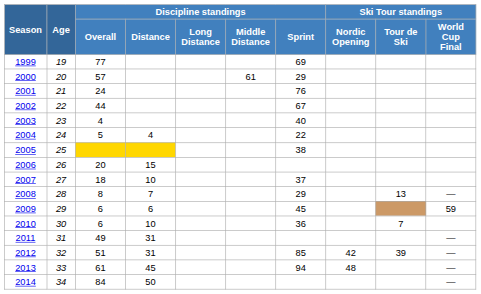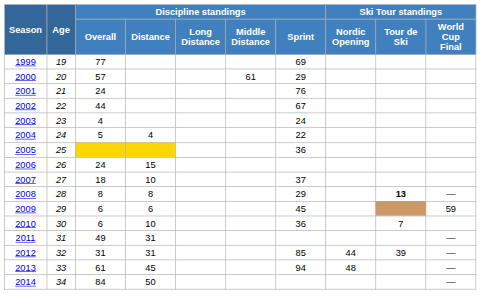(301, 121) 40 -> (301, 121) 24
(301, 150) 38 -> (301, 150) 36
(100, 165) 20 -> (100, 165) 24
(151, 194) 7 -> (151, 194) 8
(401, 194) normal -> (401, 194) bold
(100, 253) 51 -> (100, 253) 31
(351, 253) 42 -> (351, 253) 44
